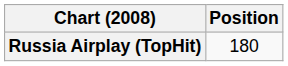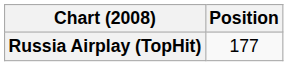(244, 46) 180 -> (244, 46) 177
